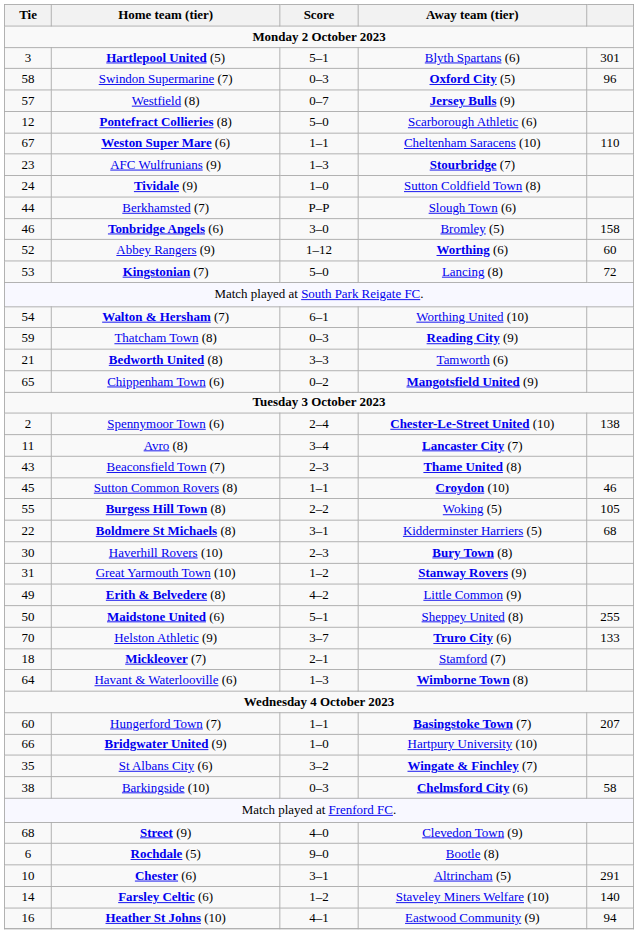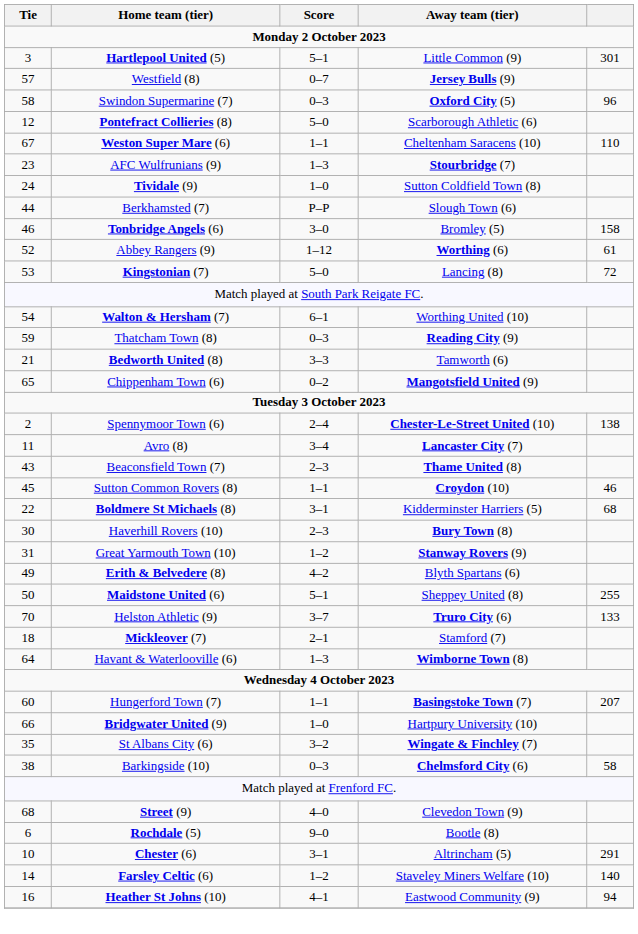(472, 58) Blyth Spartans (6) -> (472, 58) Little Common (9)
rows swapped: (166, 101) <-> (166, 79)
(610, 250) 60 -> (610, 250) 61
- row: (166, 509)
(472, 595) Little Common (9) -> (472, 574) Blyth Spartans (6)
